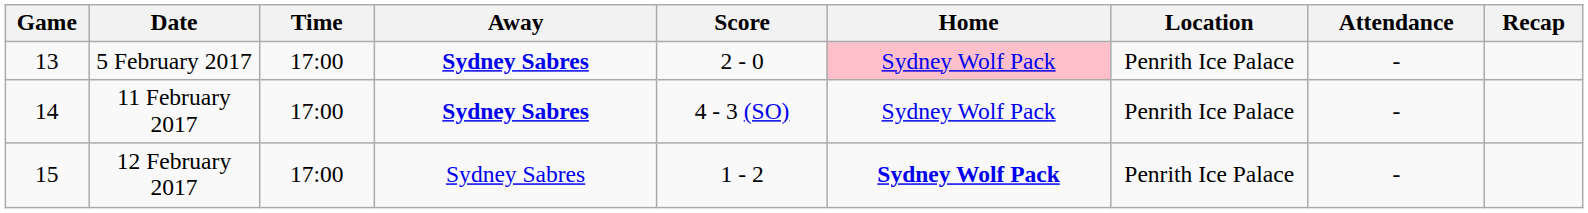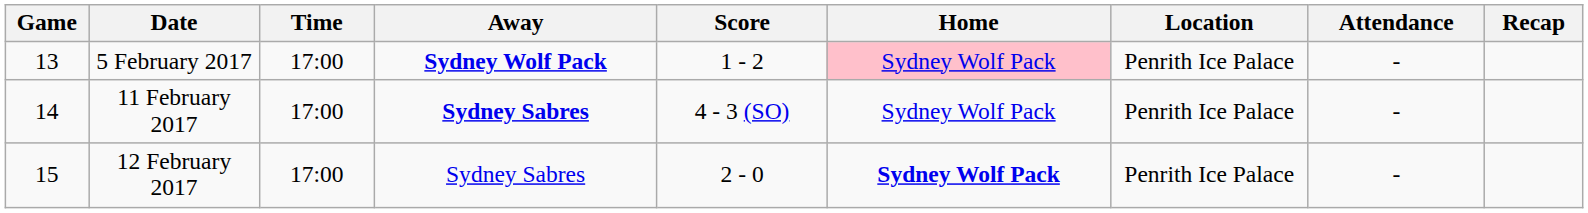(516, 60) Sydney Sabres -> (516, 60) Sydney Wolf Pack
(742, 60) 2 - 0 -> (742, 60) 1 - 2
(742, 174) 1 - 2 -> (742, 174) 2 - 0
